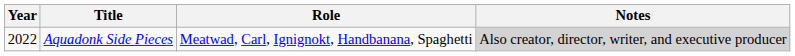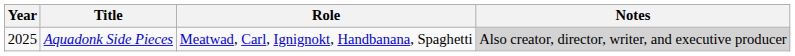(22, 39) 2022 -> (22, 39) 2025
